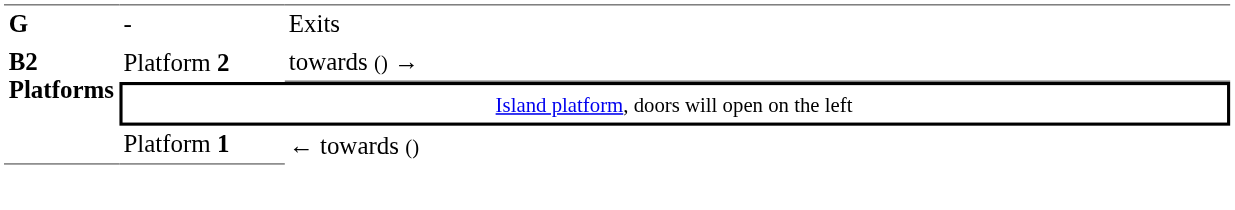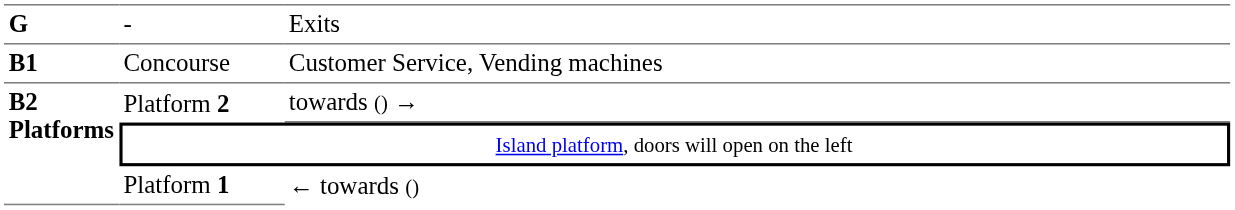+ row: (177, 62)
